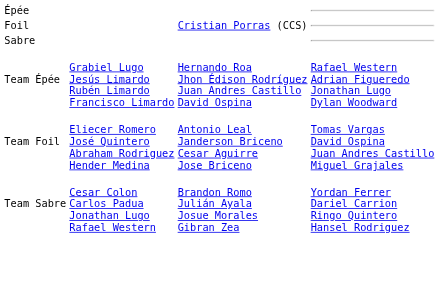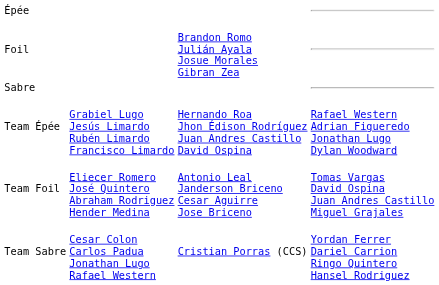(243, 25) Cristian Porras (CCS) -> (218, 55) Brandon Romo Julián Ayala Josue Morales Gibran Zea
(218, 210) Brandon Romo Julián Ayala Josue Morales Gibran Zea -> (243, 251) Cristian Porras (CCS)
